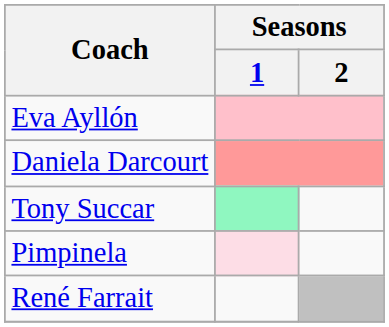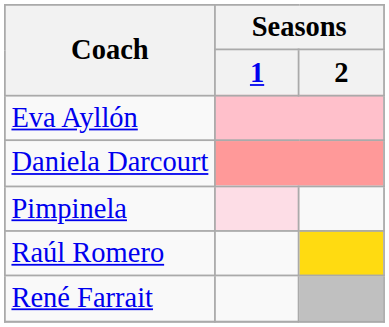- row: (83, 207)
+ row: (88, 252)
